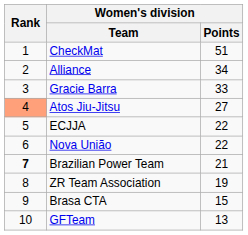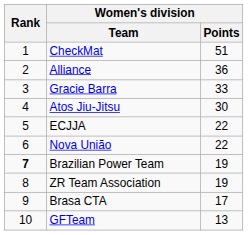(222, 70) 34 -> (222, 70) 36
(26, 107) lightsalmon background -> (26, 107) no background
(222, 107) 27 -> (222, 107) 30
(222, 164) 21 -> (222, 164) 19
(222, 201) 15 -> (222, 201) 17
